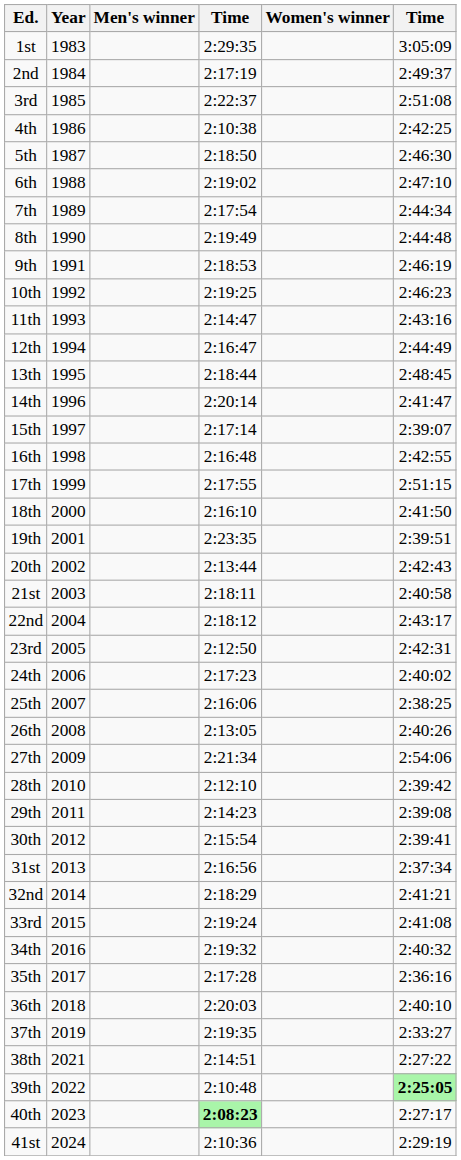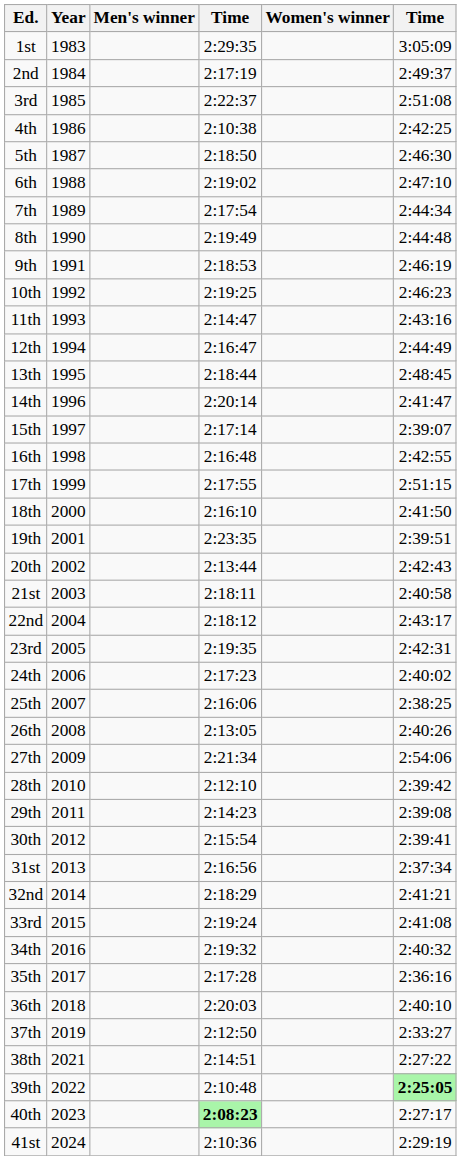(230, 648) 2:12:50 -> (230, 648) 2:19:35
(230, 1032) 2:19:35 -> (230, 1032) 2:12:50
